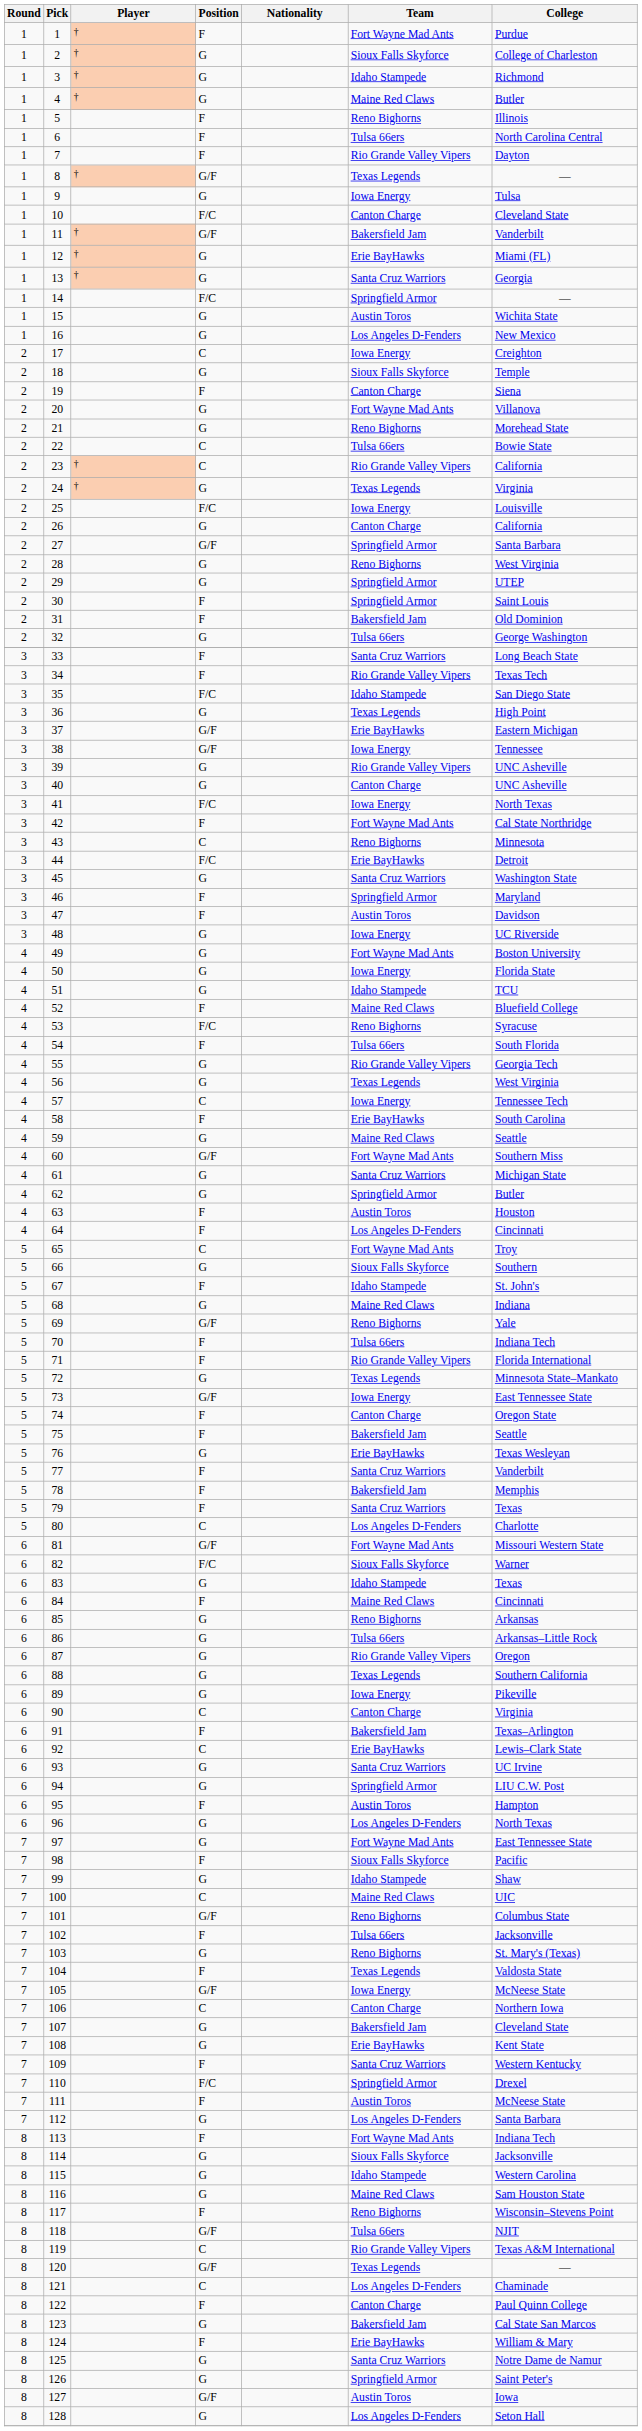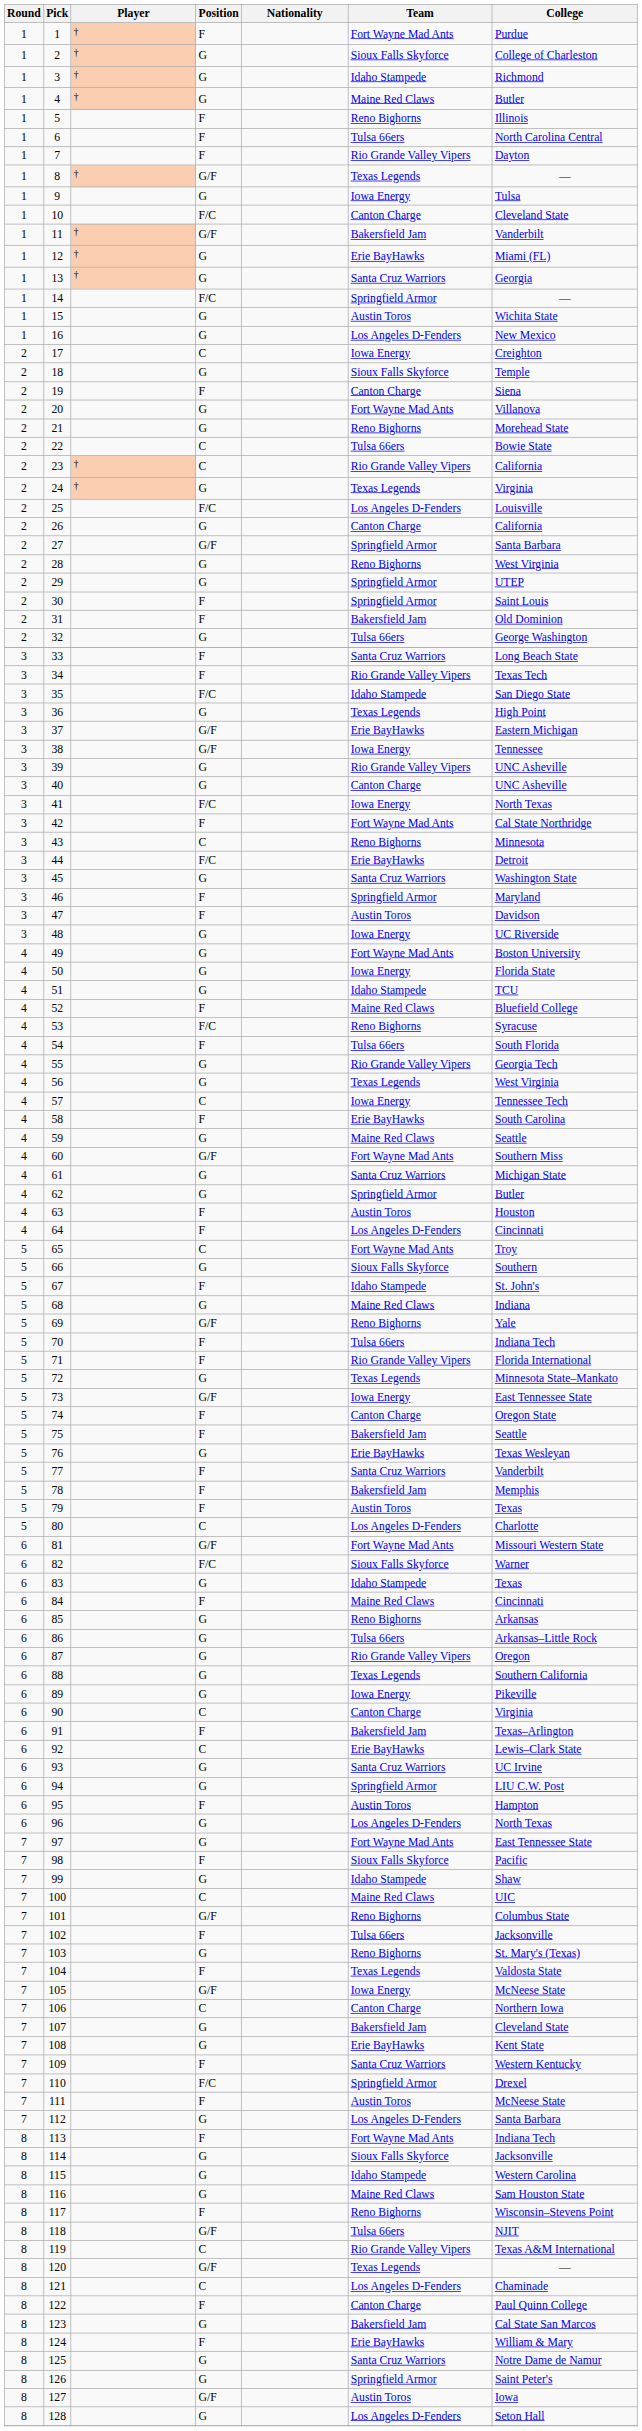(381, 508) Iowa Energy -> (406, 508) Los Angeles D-Fenders
(398, 1508) Santa Cruz Warriors -> (381, 1508) Austin Toros
